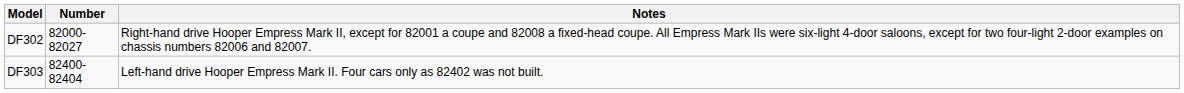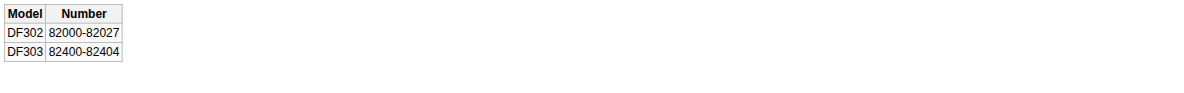- column: (649, 14)
